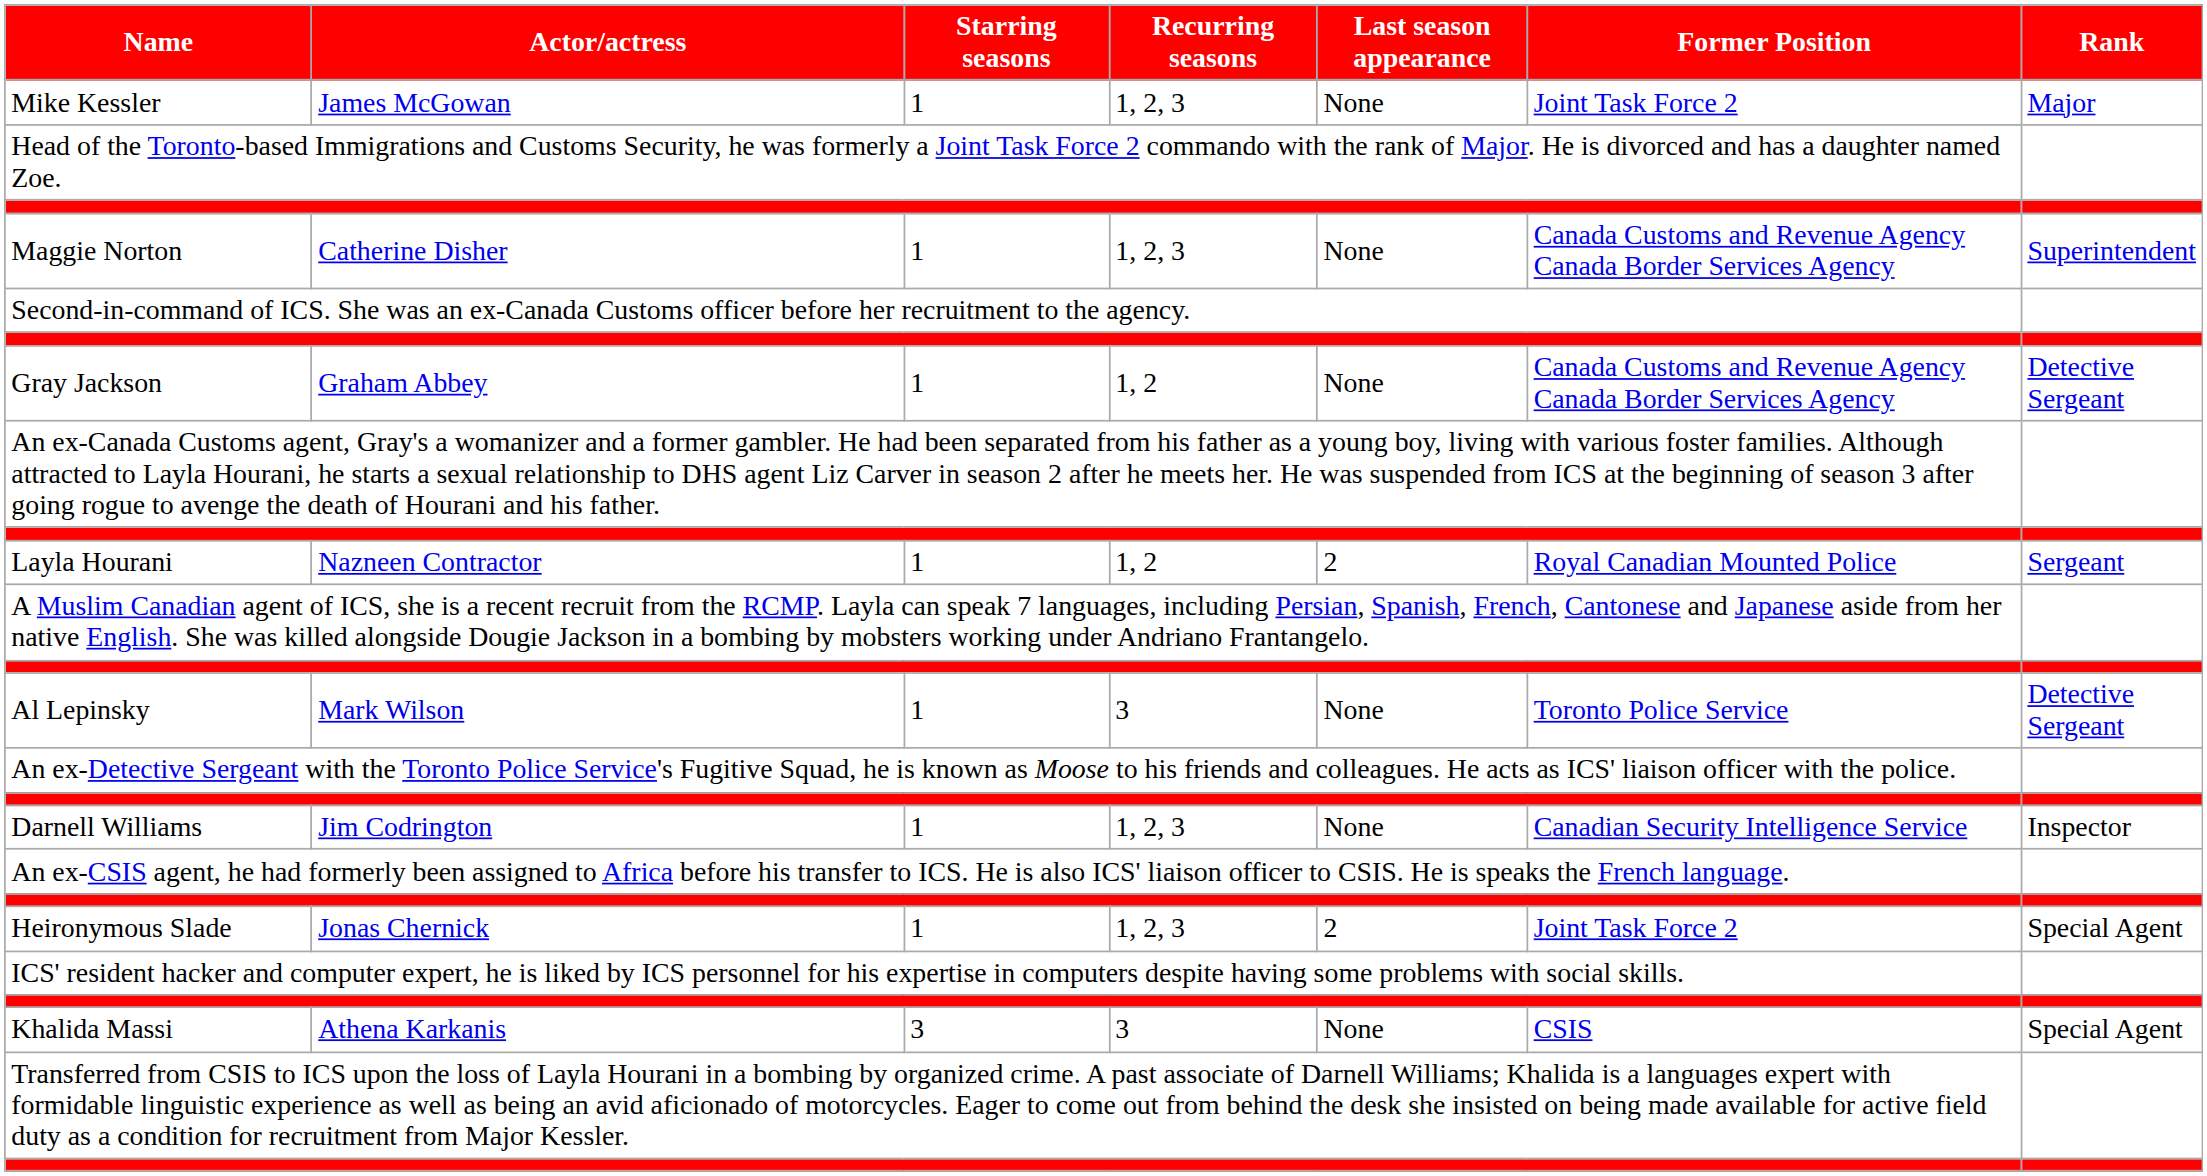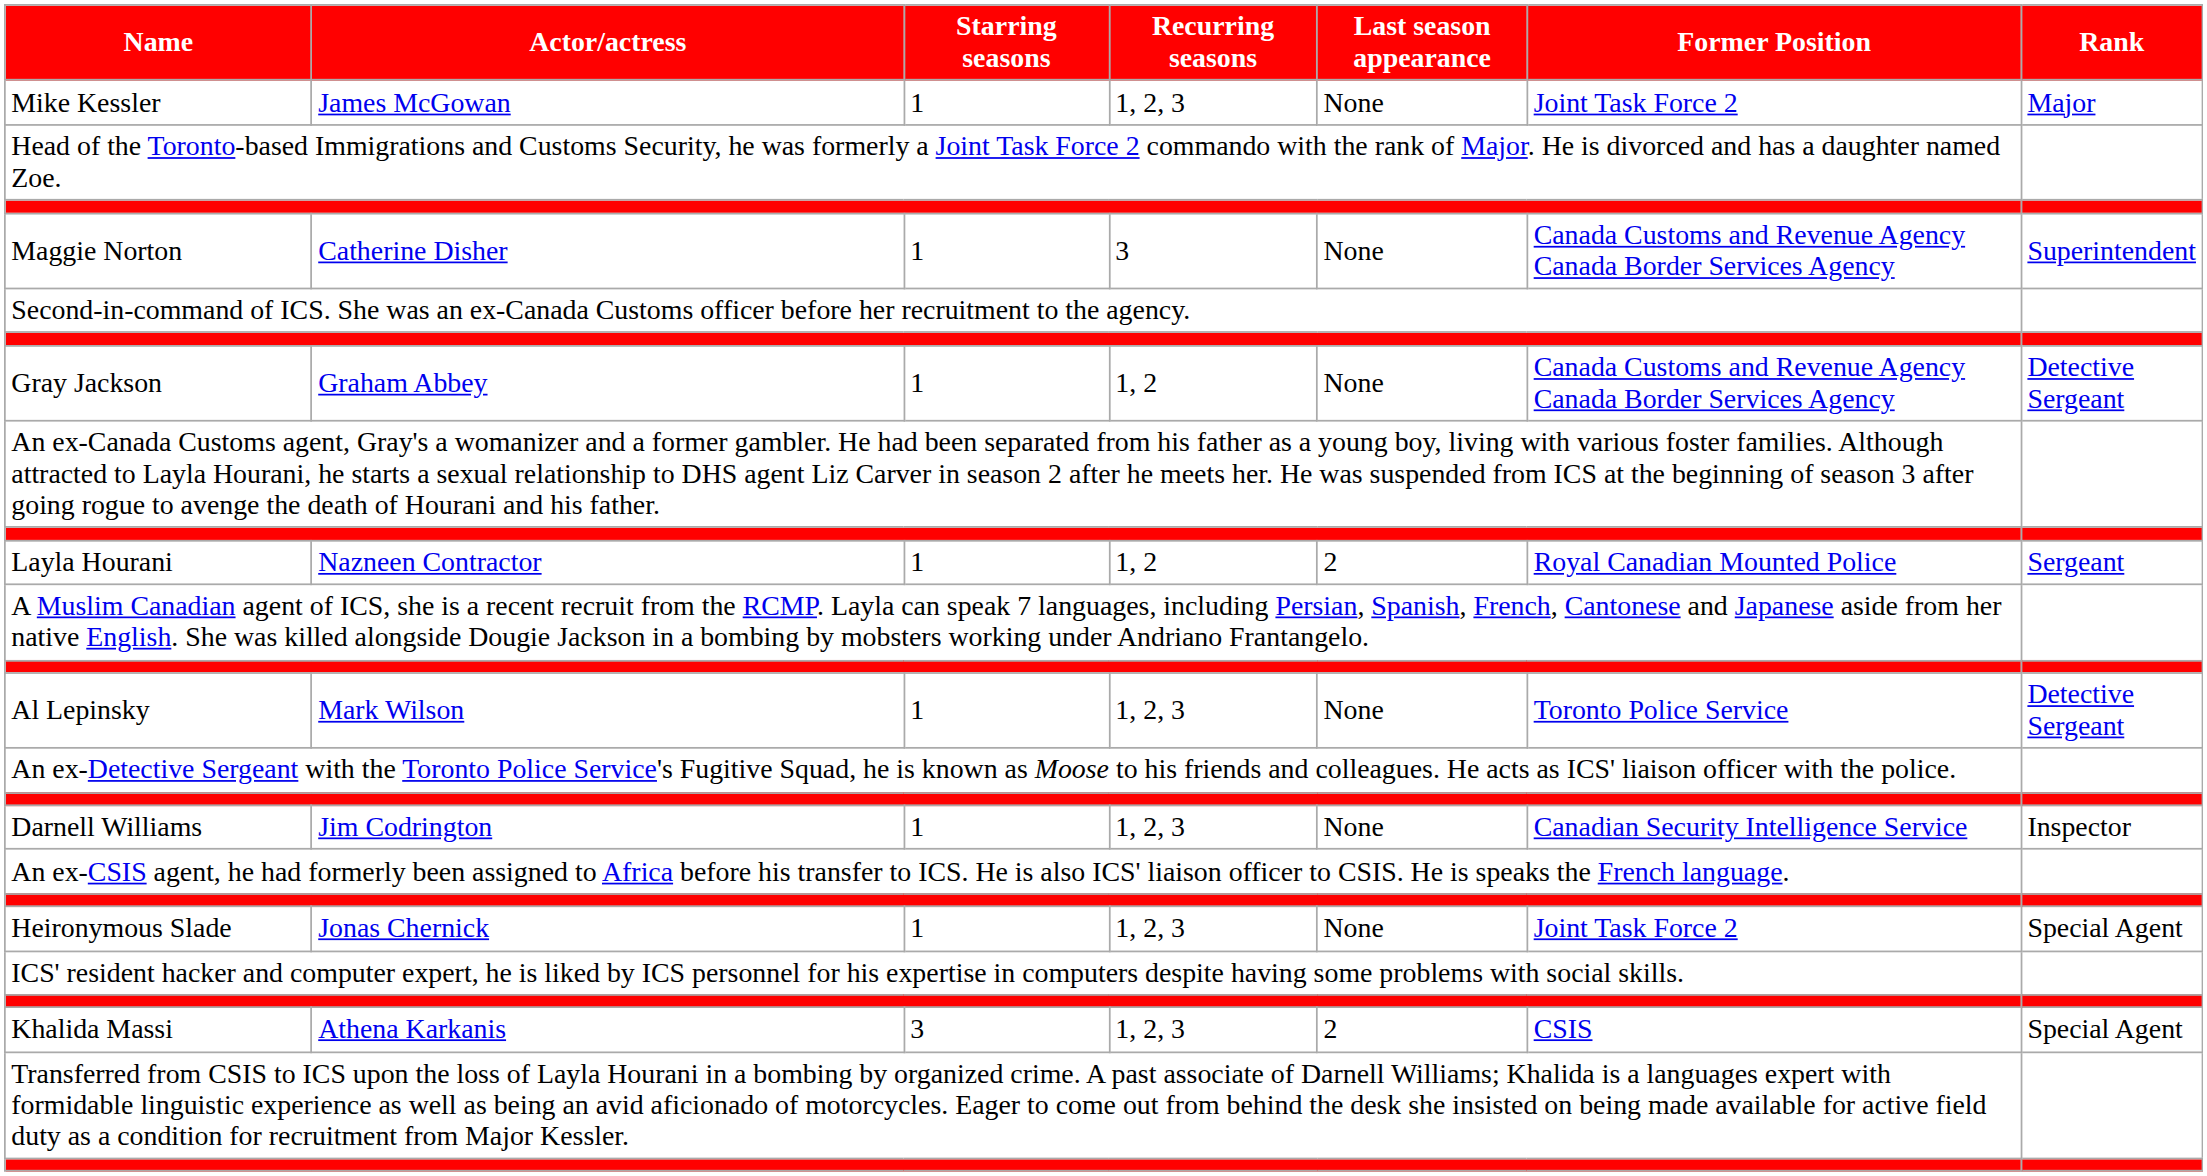(1150, 250) 1, 2, 3 -> (1122, 250) 3
(1122, 710) 3 -> (1150, 710) 1, 2, 3
(1330, 928) 2 -> (1354, 928) None
(1122, 1029) 3 -> (1150, 1029) 1, 2, 3
(1354, 1029) None -> (1330, 1029) 2
